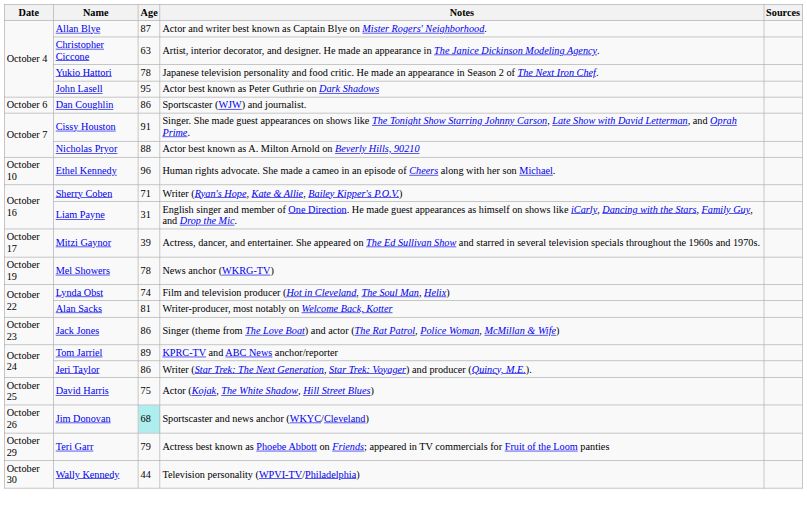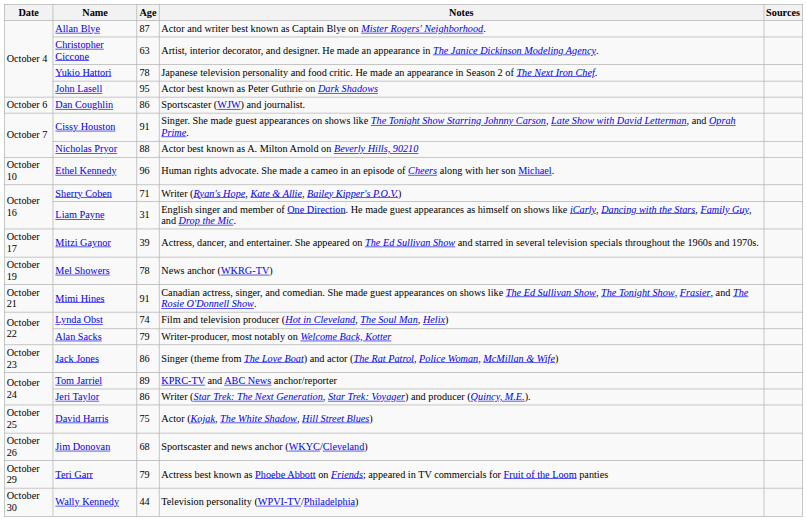+ row: (80, 298)
(146, 309) 81 -> (145, 336) 79
(146, 419) paleturquoise background -> (145, 446) no background
